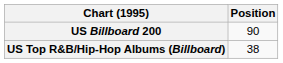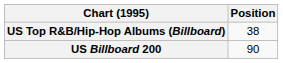rows swapped: (116, 31) <-> (116, 49)
